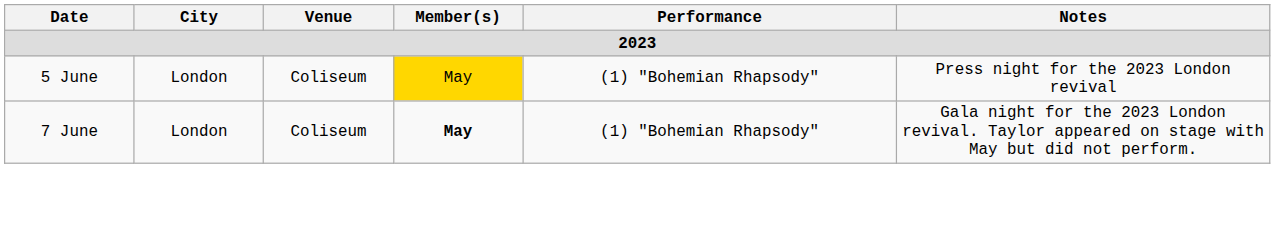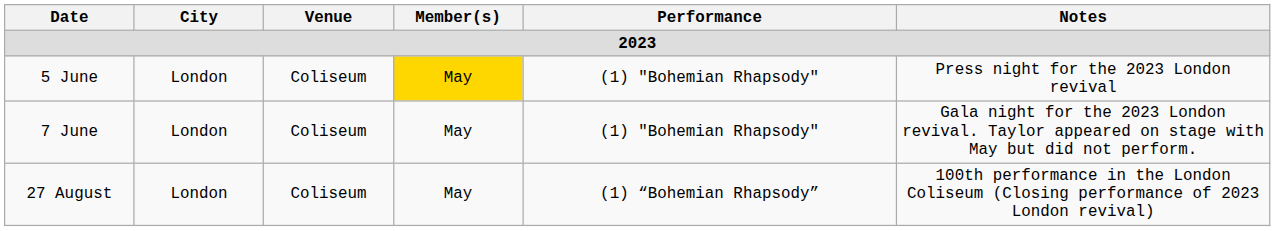(458, 132) bold -> (458, 132) normal
+ row: (69, 194)
